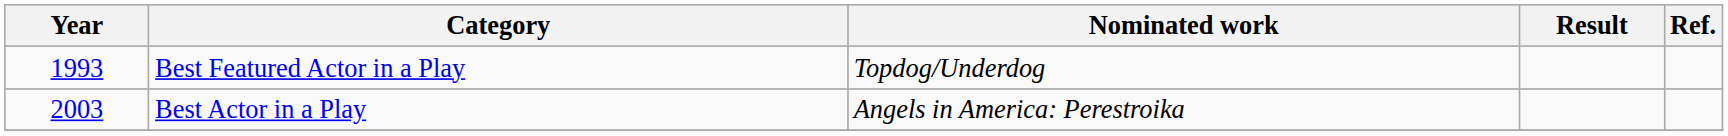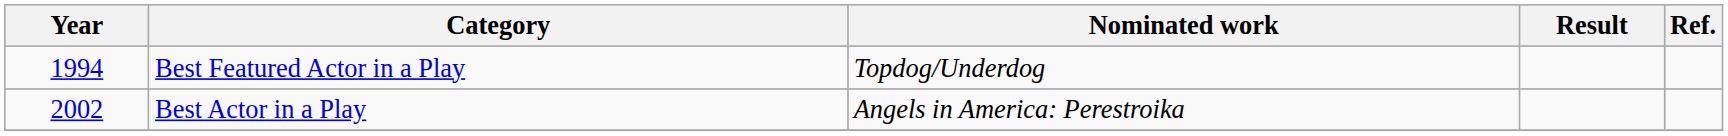(77, 67) 1993 -> (77, 67) 1994
(77, 109) 2003 -> (77, 109) 2002
